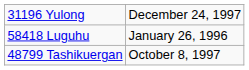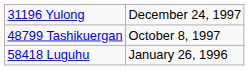rows swapped: (65, 55) <-> (48, 35)
